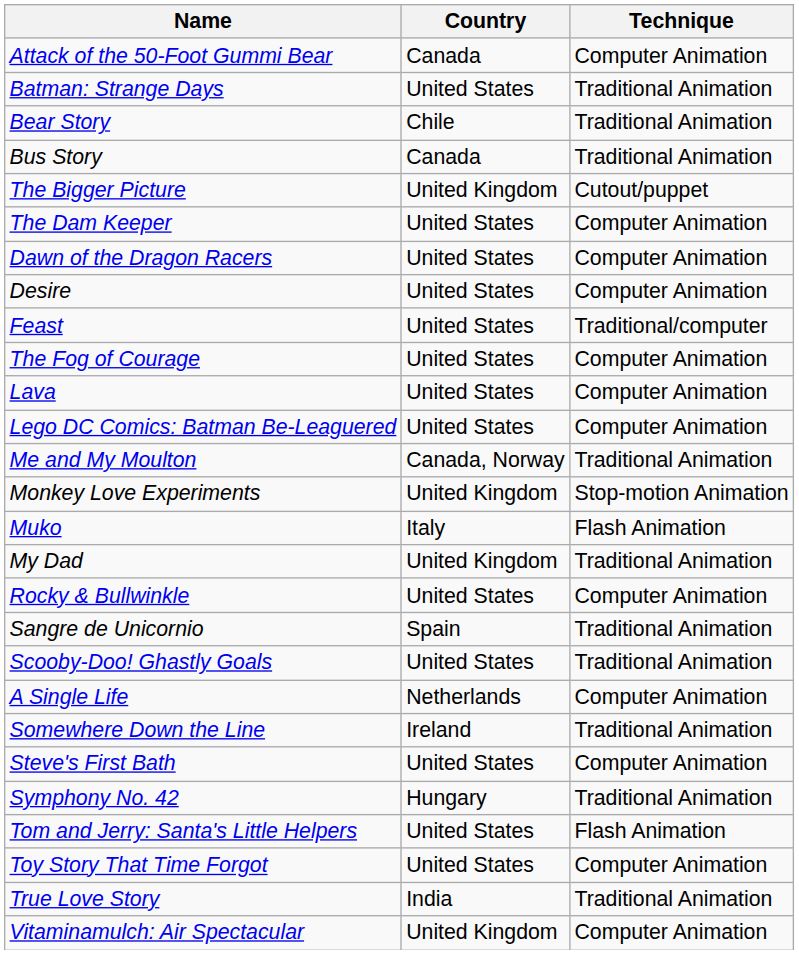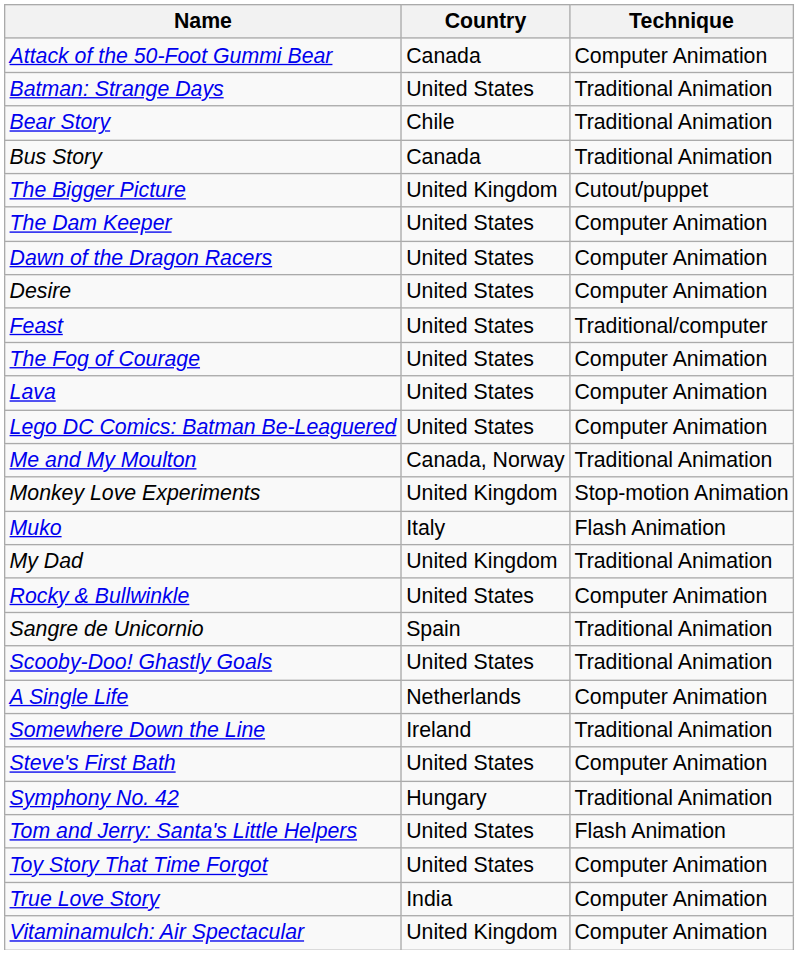(673, 898) Traditional Animation -> (671, 898) Computer Animation
